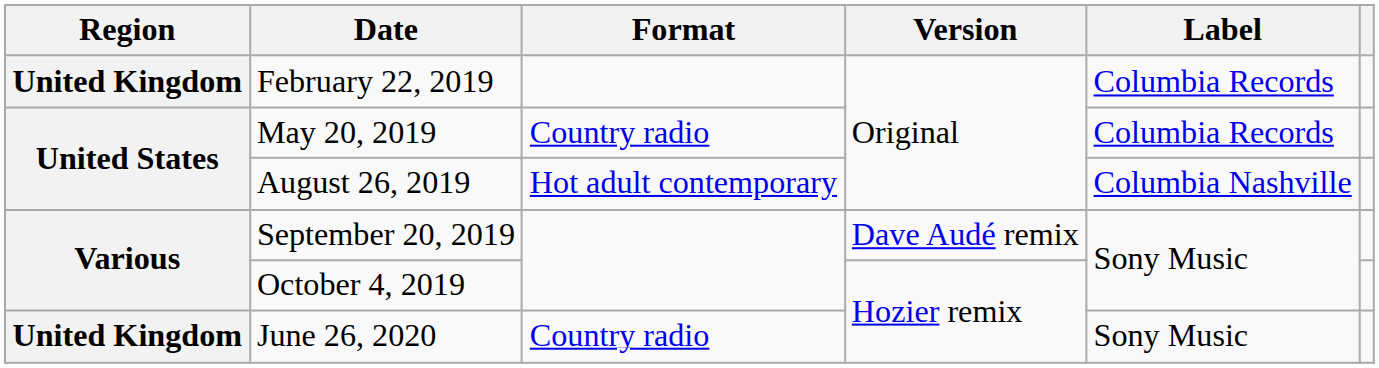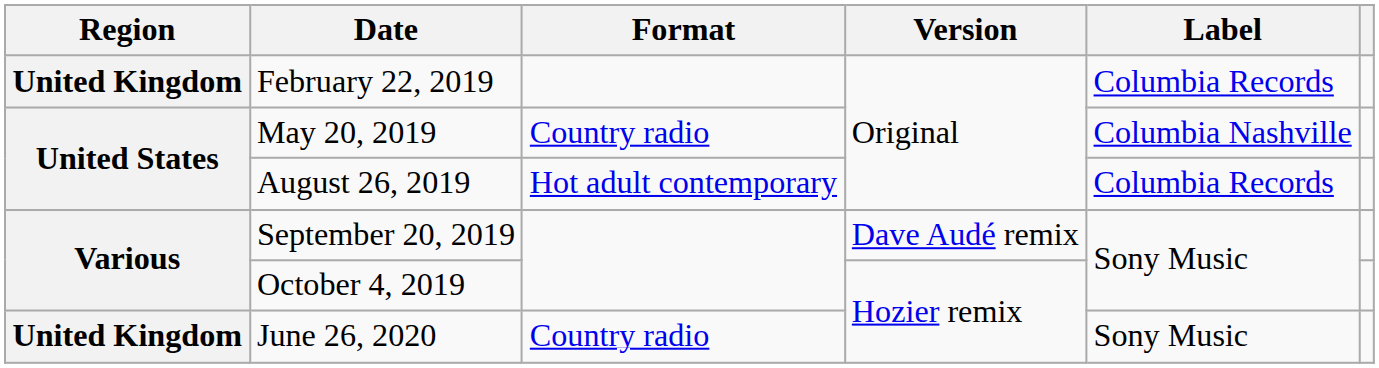(1214, 132) Columbia Records -> (1223, 132) Columbia Nashville
(1223, 183) Columbia Nashville -> (1214, 183) Columbia Records
